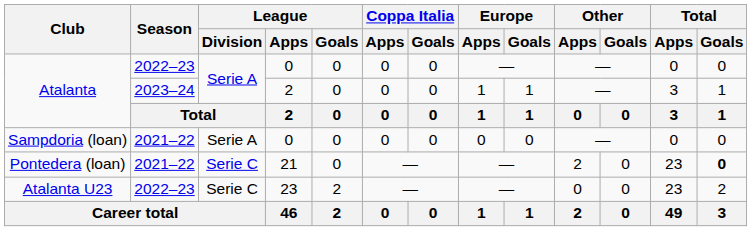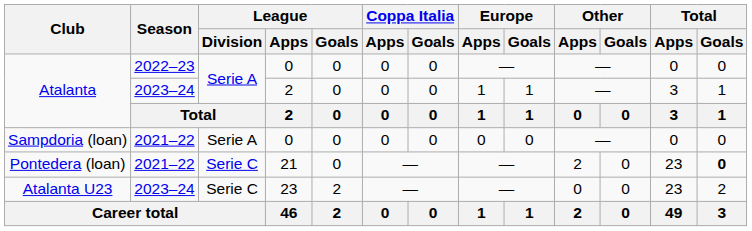(164, 189) 2022–23 -> (164, 189) 2023–24
